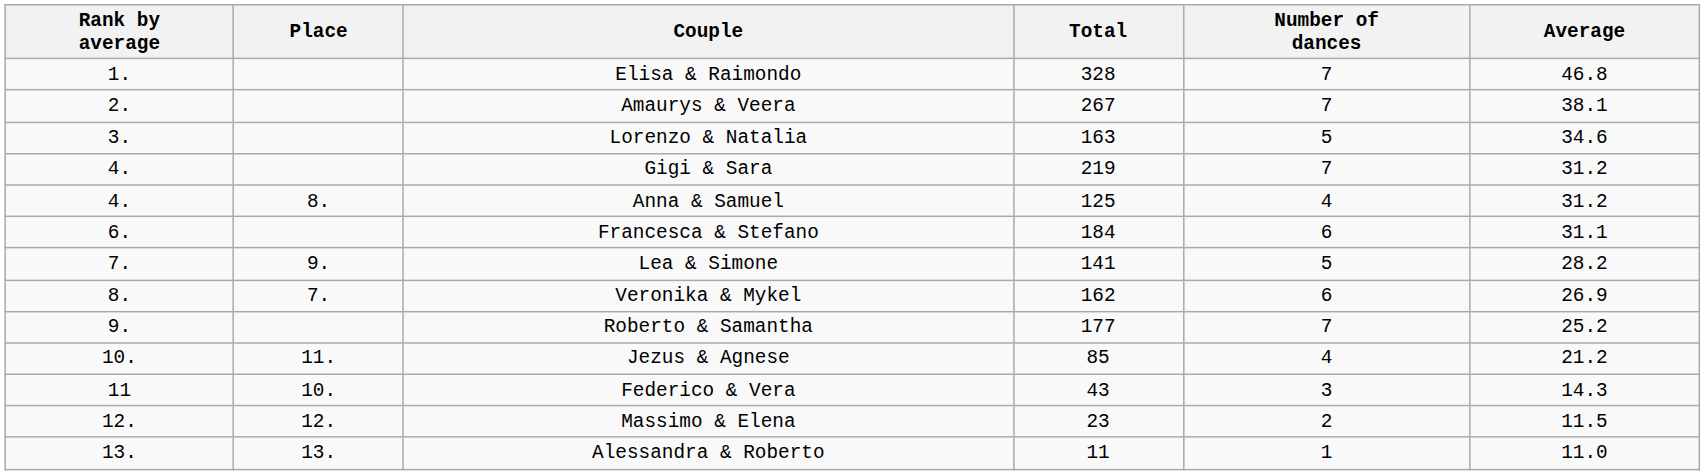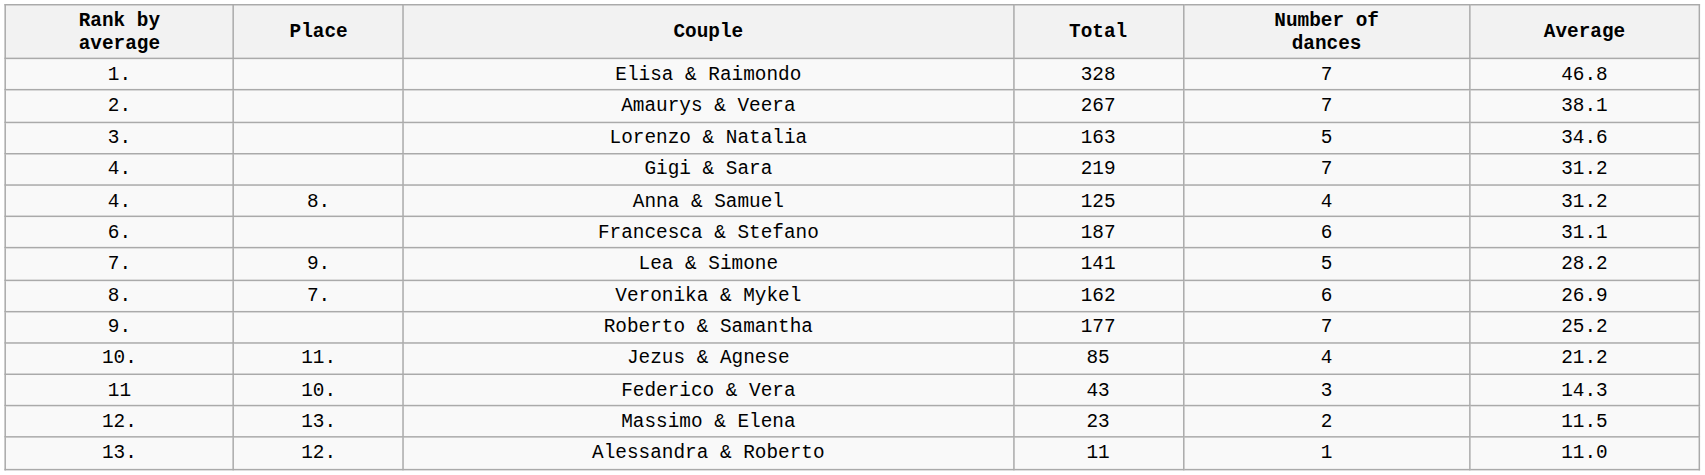(1098, 232) 184 -> (1098, 232) 187
(319, 422) 12. -> (319, 422) 13.
(319, 453) 13. -> (319, 453) 12.
